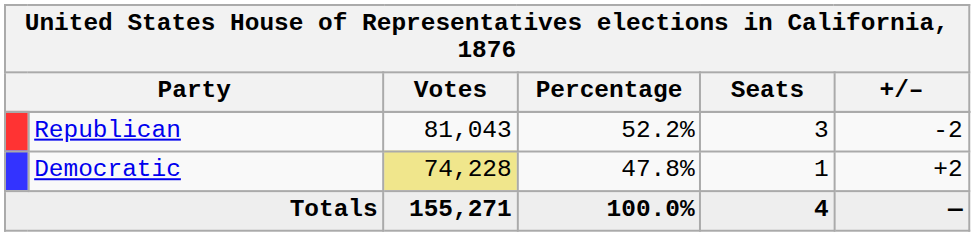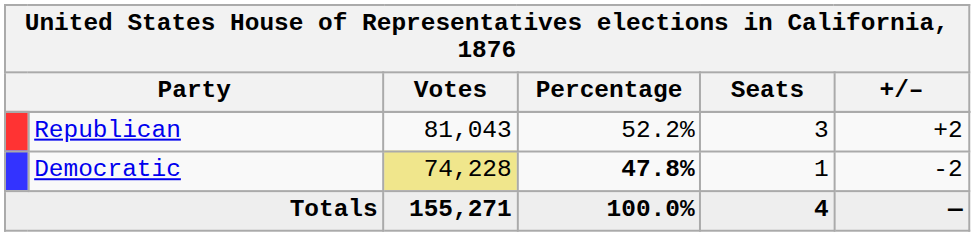(948, 132) -2 -> (948, 132) +2
(658, 171) normal -> (658, 171) bold
(948, 171) +2 -> (948, 171) -2
